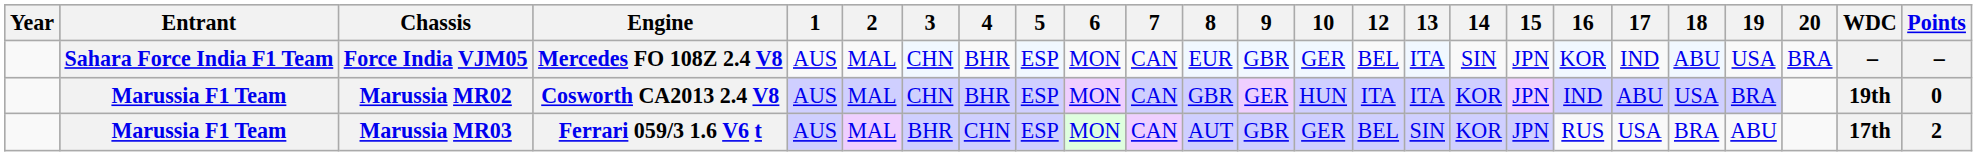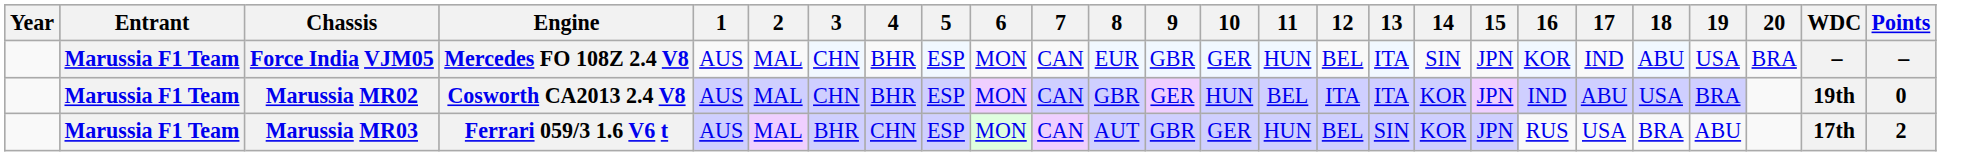+ column: (1287, 22)
(199, 58) Sahara Force India F1 Team -> (152, 58) Marussia F1 Team
